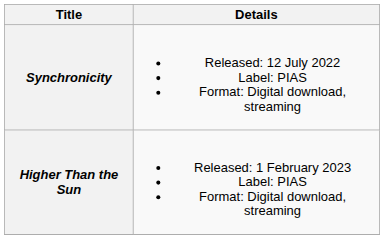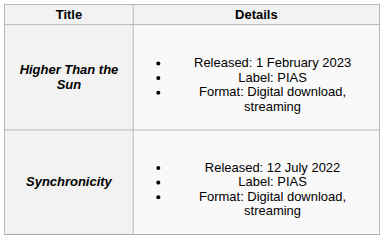rows swapped: (69, 77) <-> (69, 182)
